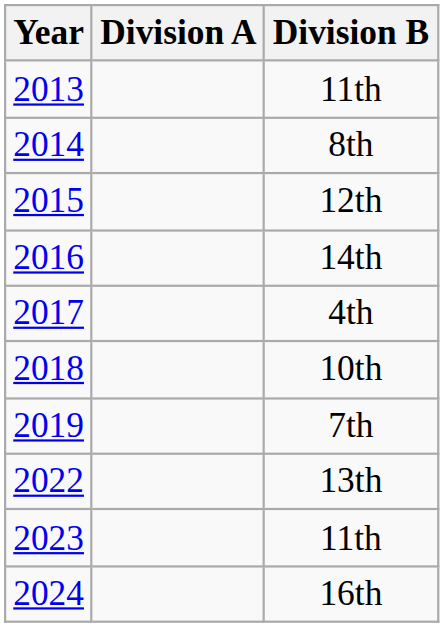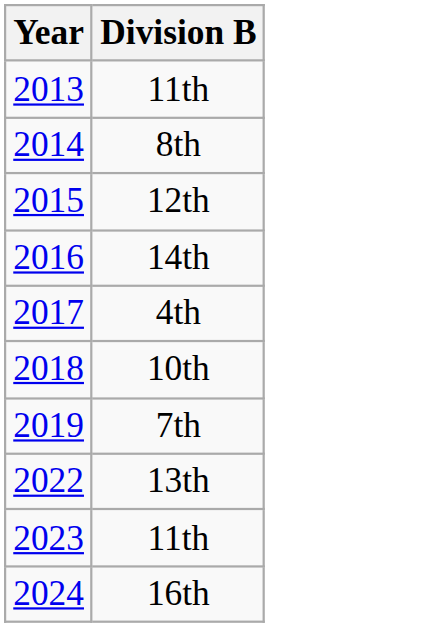- column: (178, 32)
